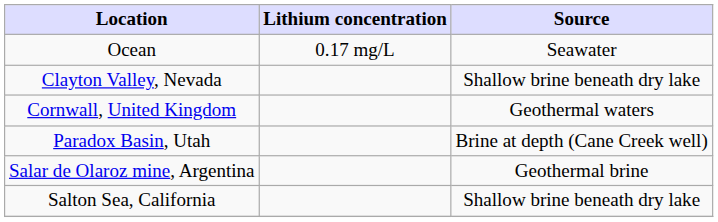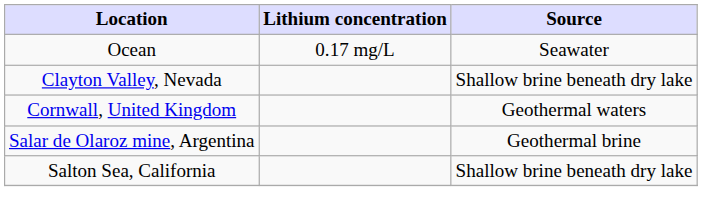- row: (132, 140)
